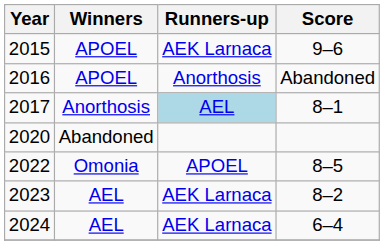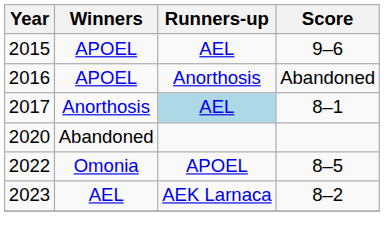(217, 48) AEK Larnaca -> (217, 48) AEL
- row: (30, 225)
